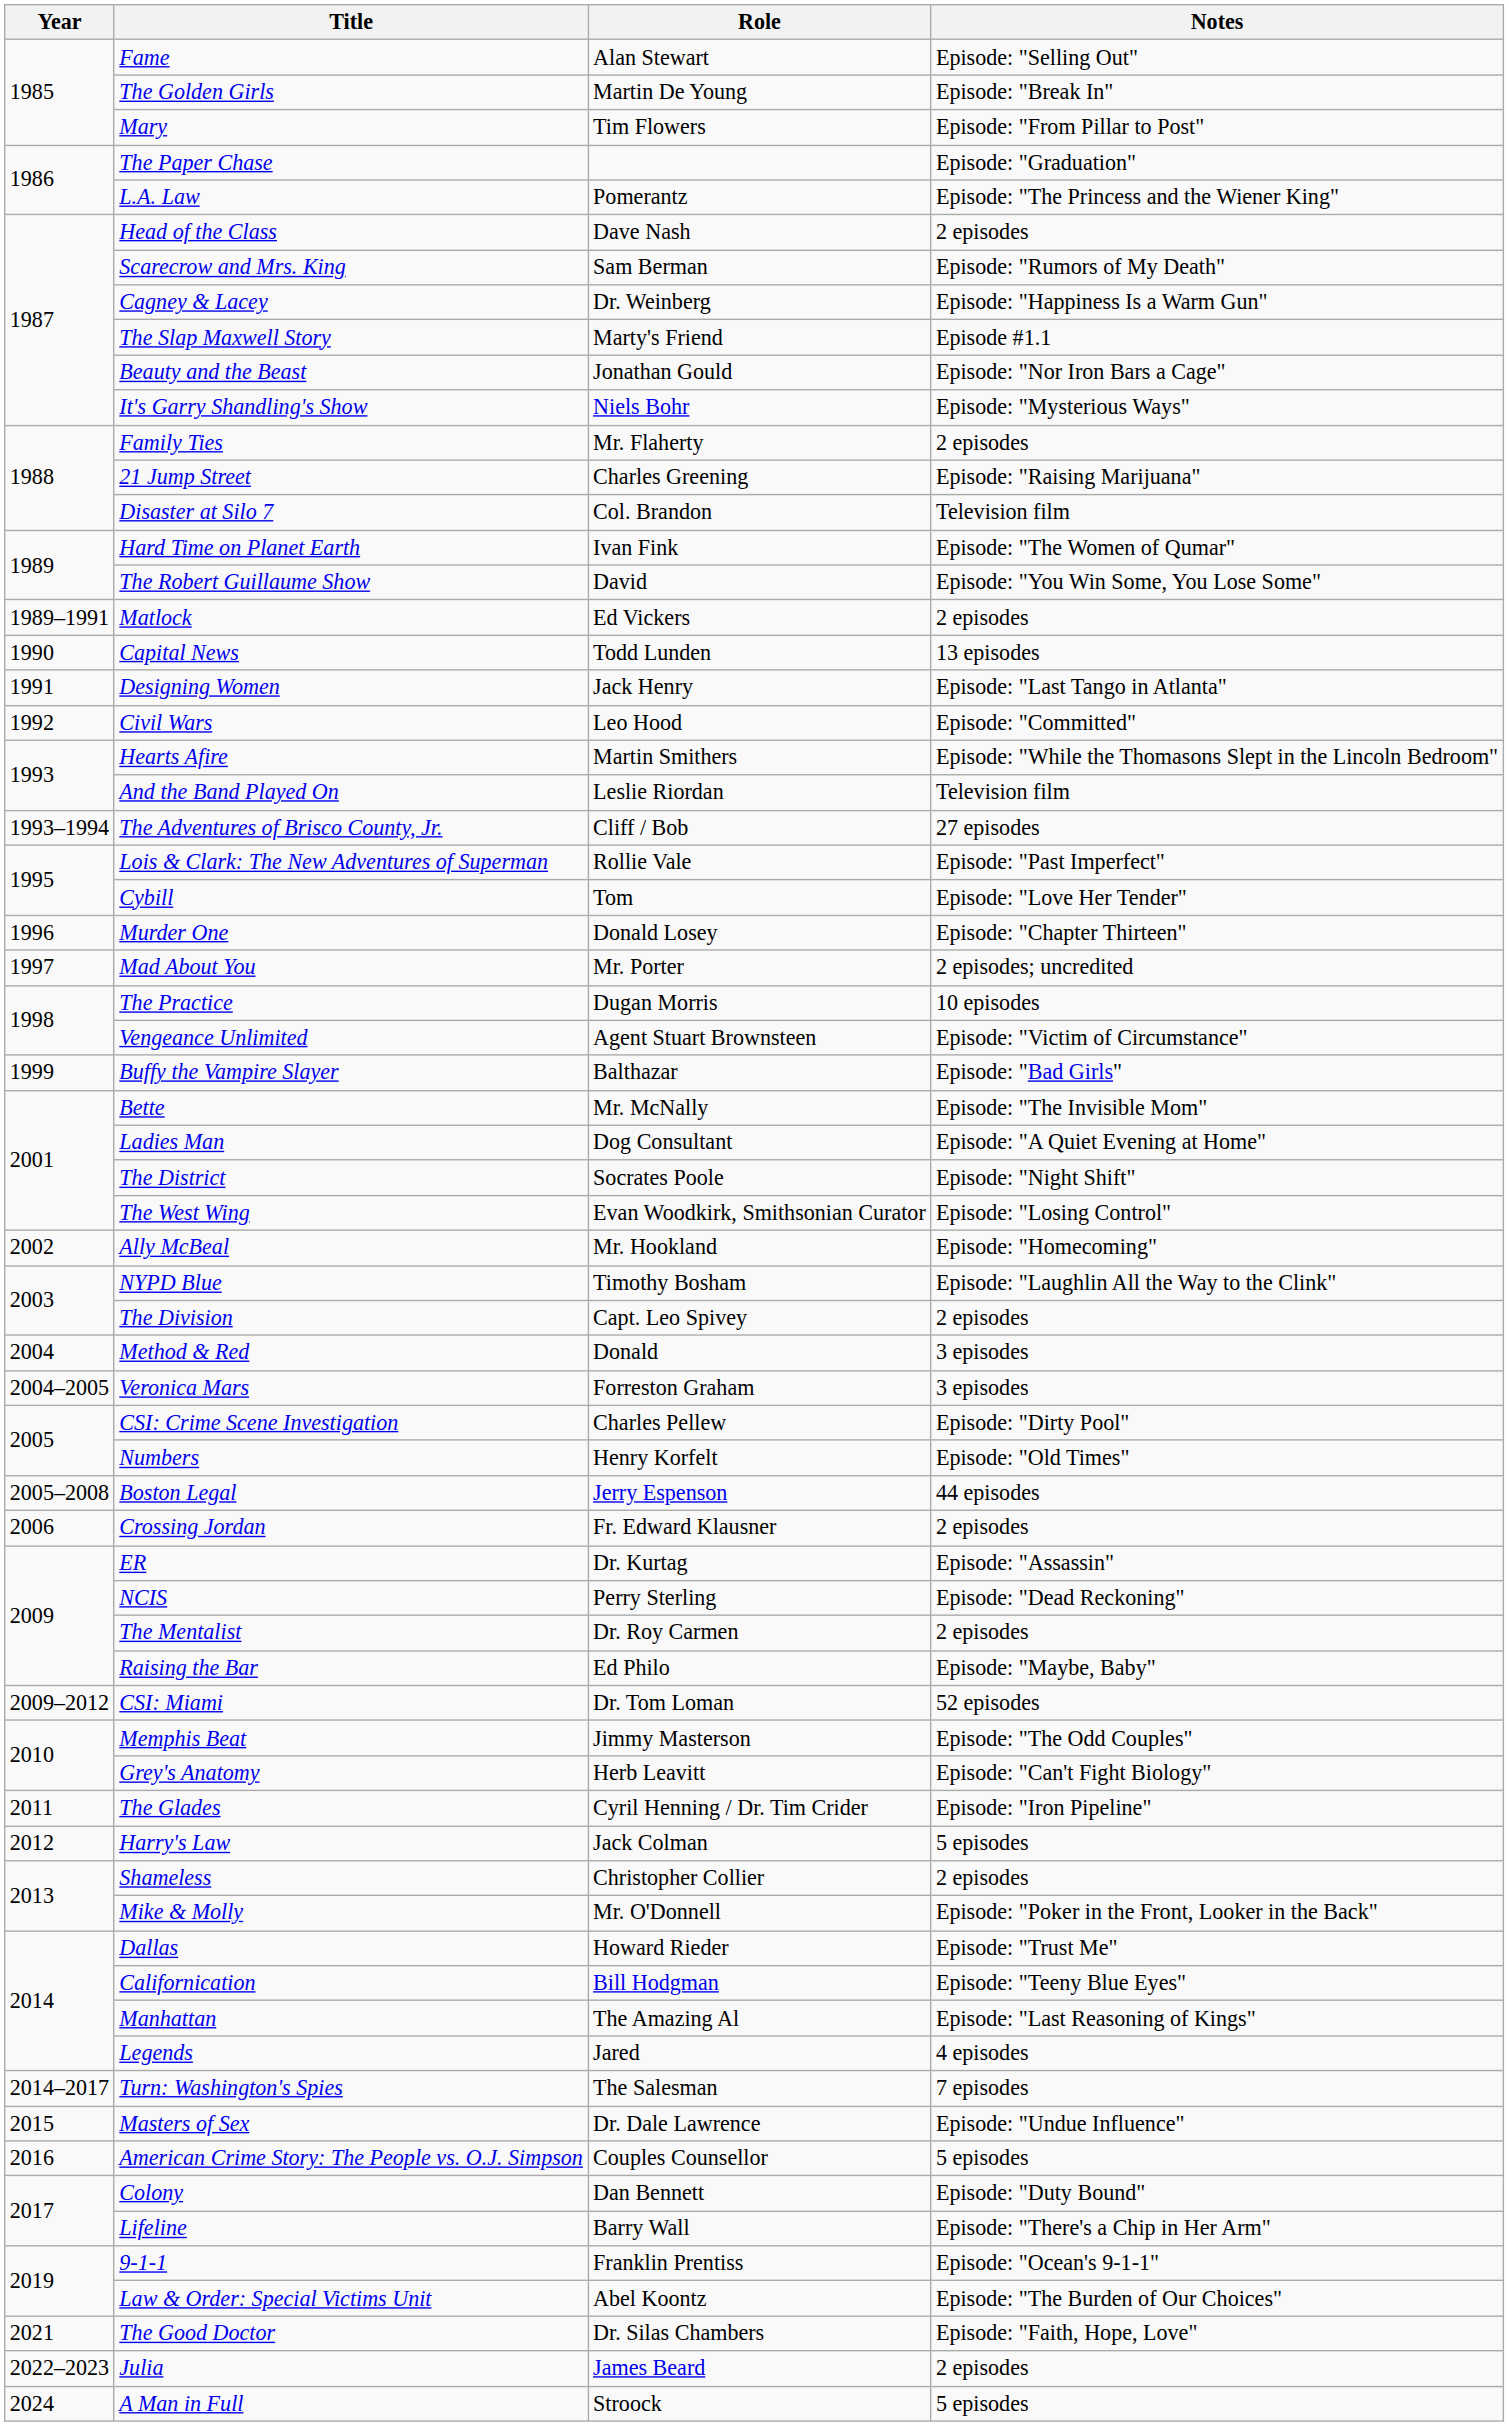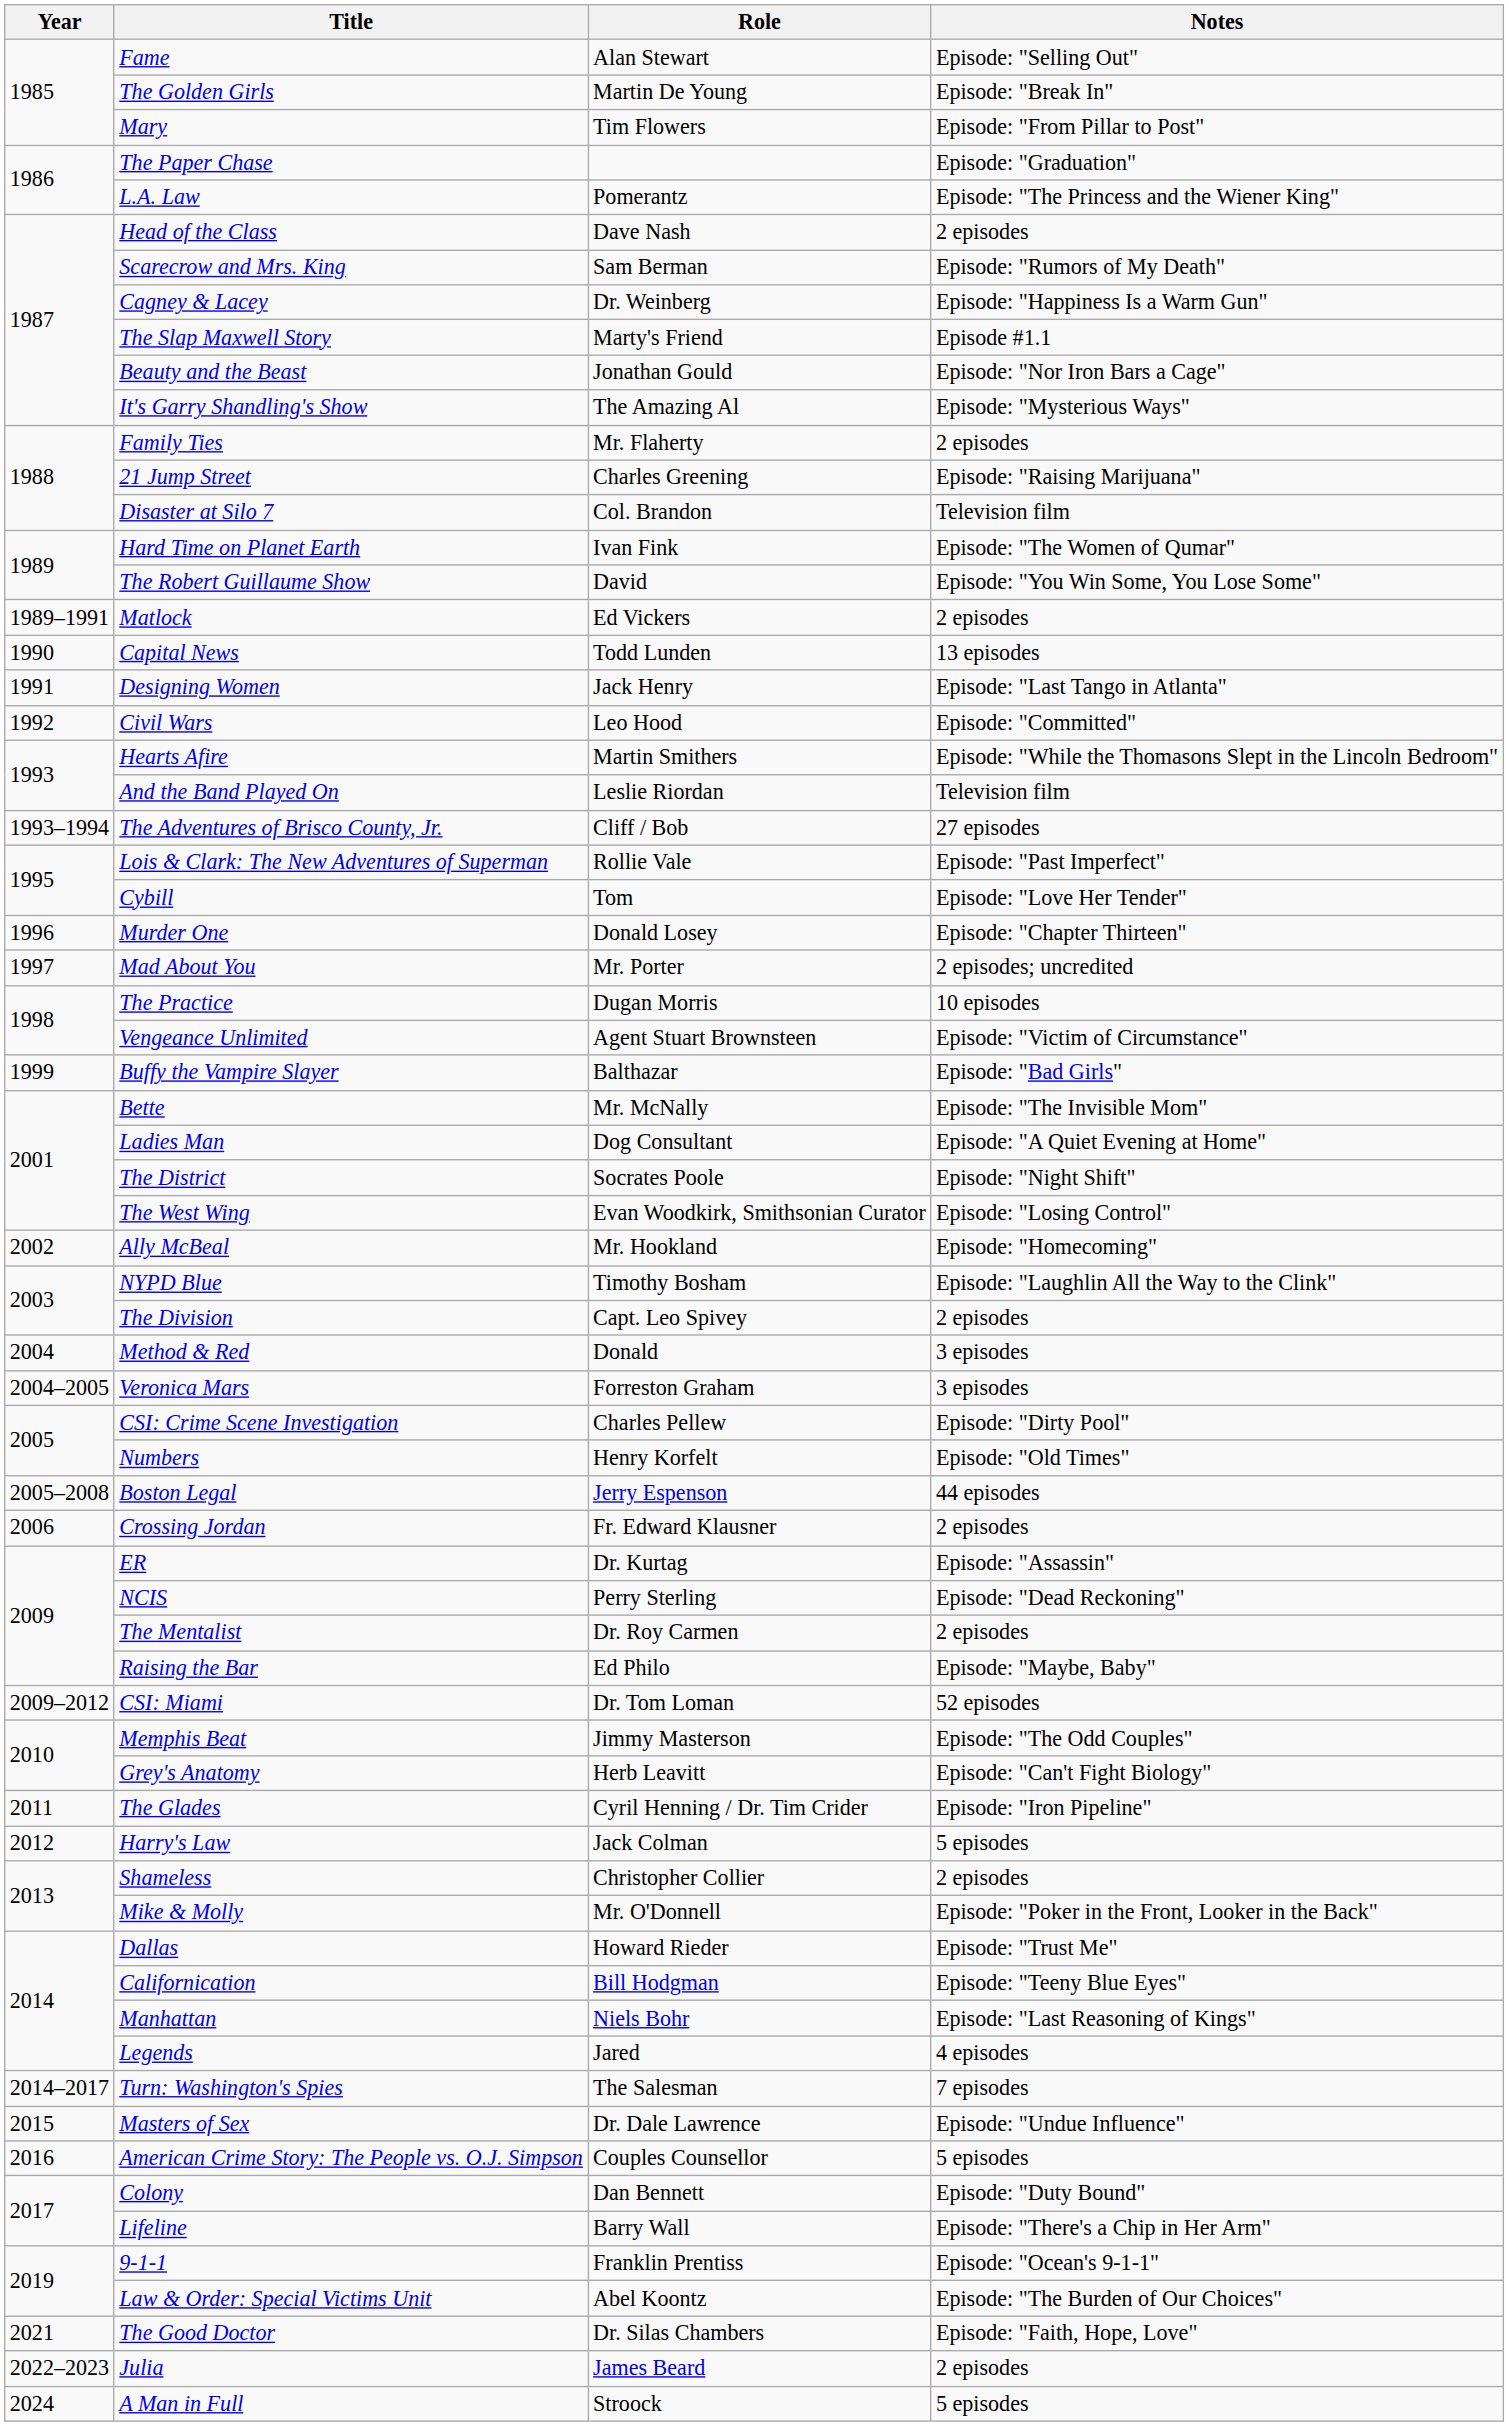(641, 407) Niels Bohr -> (666, 407) The Amazing Al
(666, 2018) The Amazing Al -> (641, 2018) Niels Bohr
